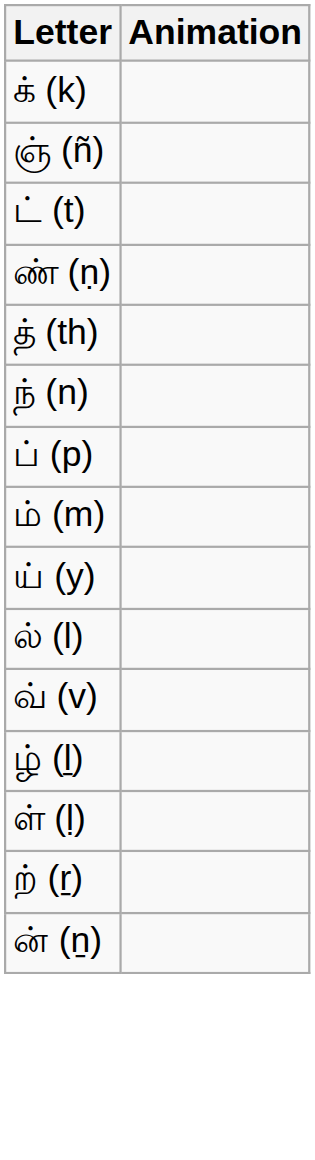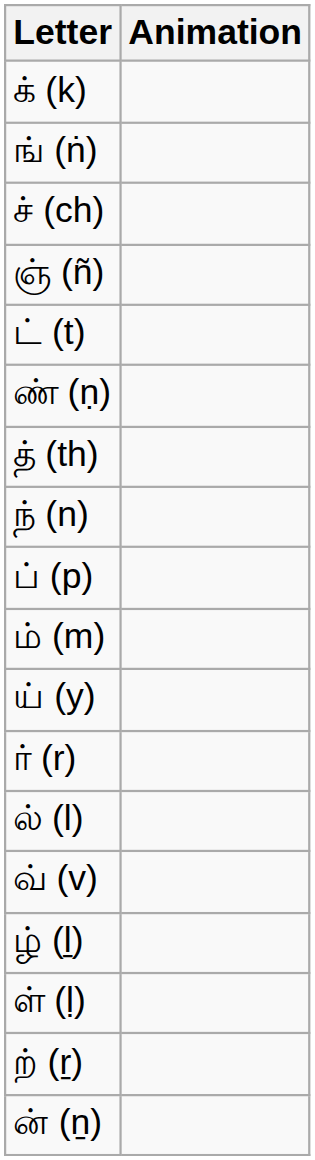+ row: (55, 149)
+ row: (59, 210)
+ row: (45, 757)
